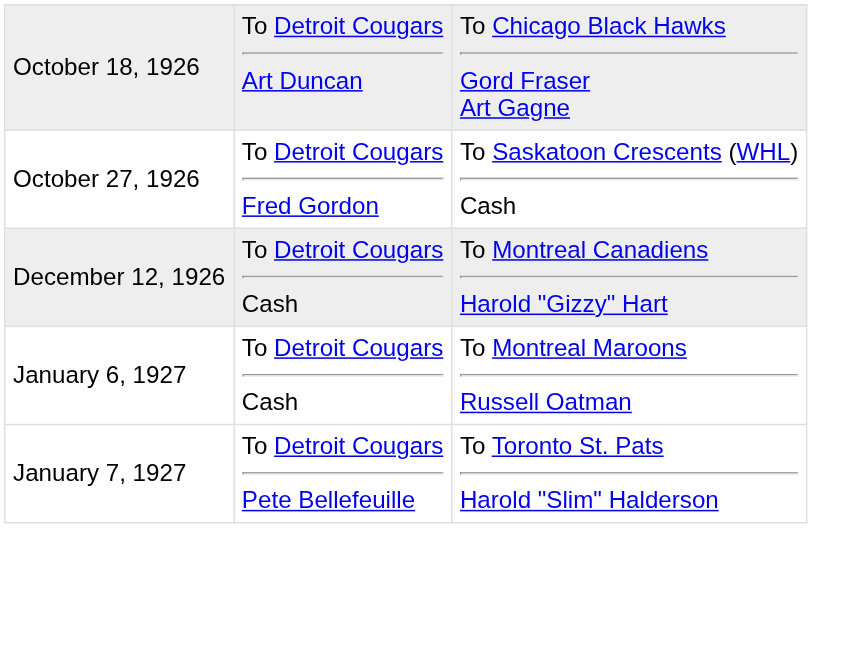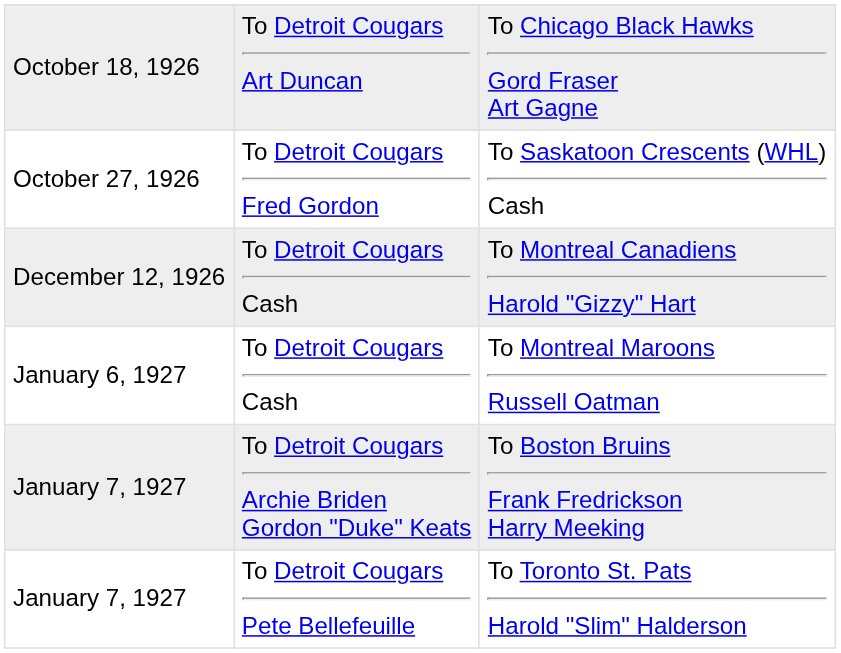+ row: (657, 486)
